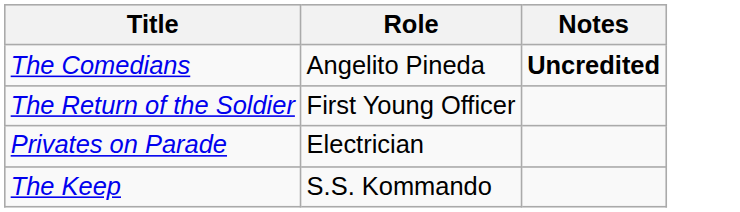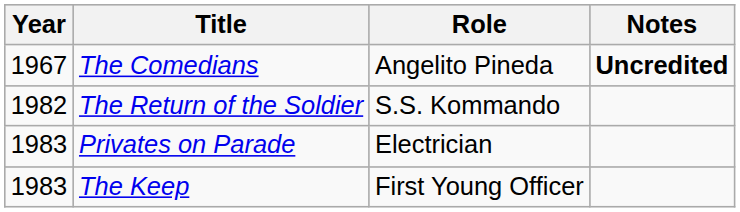+ column: (39, 24)
(411, 105) First Young Officer -> (468, 105) S.S. Kommando
(399, 186) S.S. Kommando -> (479, 186) First Young Officer
